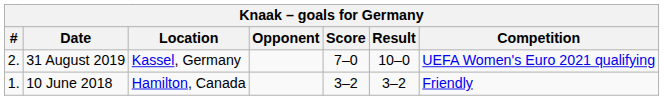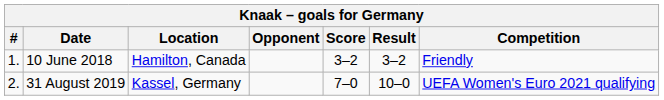rows swapped: (69, 83) <-> (76, 60)
